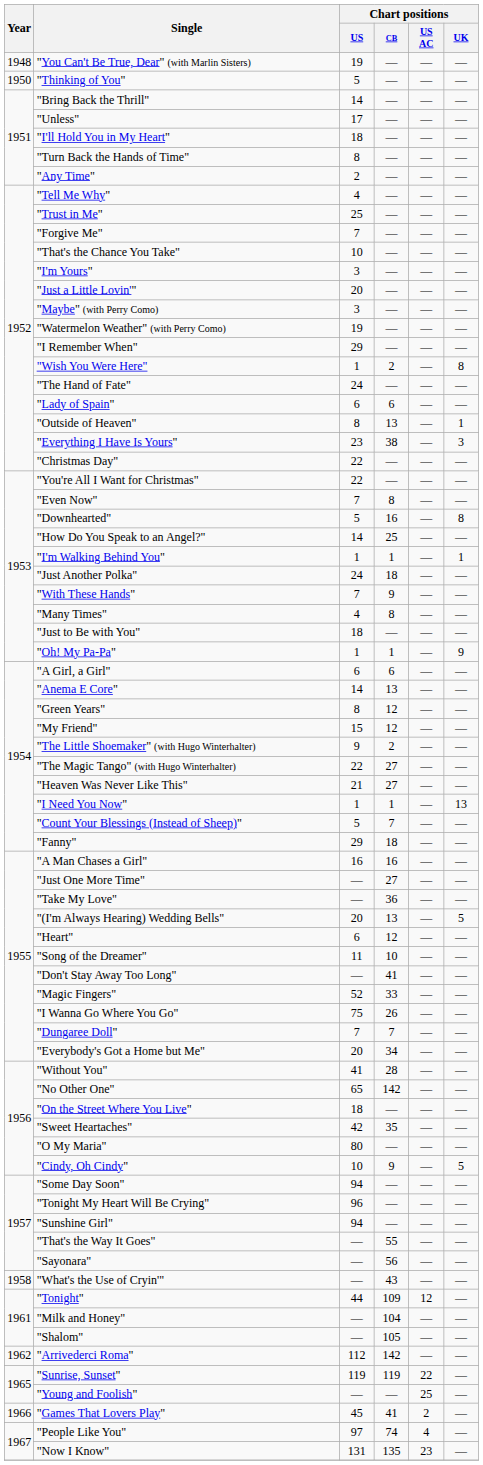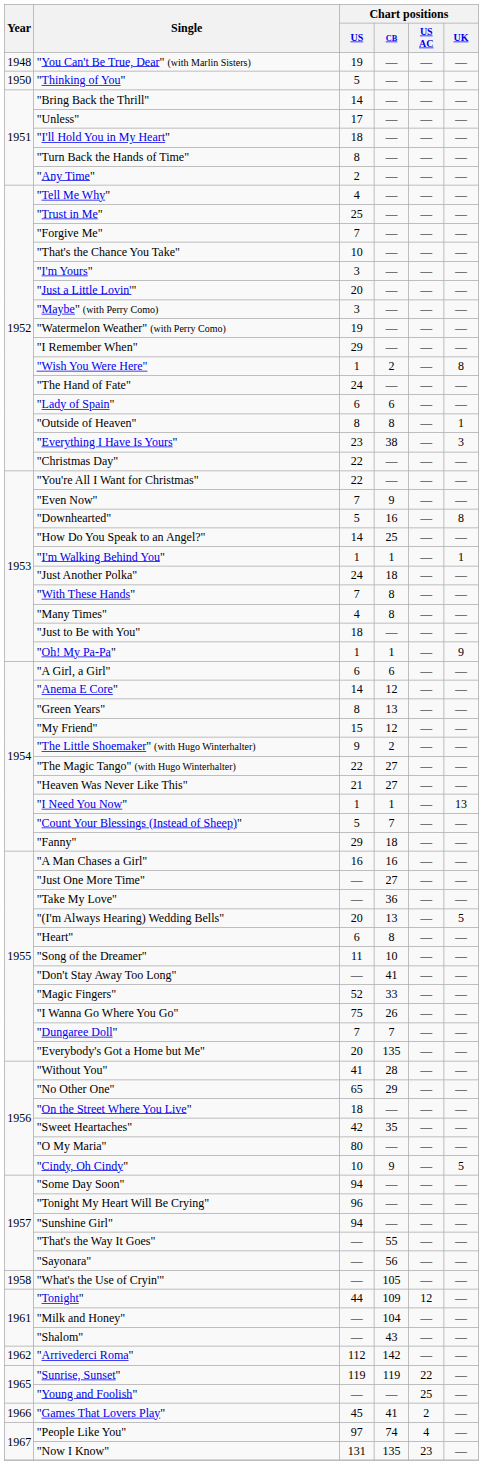(392, 423) 13 -> (392, 423) 8
(392, 499) 8 -> (392, 499) 9
(392, 594) 9 -> (392, 594) 8
(392, 689) 13 -> (392, 689) 12
(392, 708) 12 -> (392, 708) 13
(392, 937) 12 -> (392, 937) 8
(392, 1051) 34 -> (392, 1051) 135
(392, 1089) 142 -> (392, 1089) 29
(392, 1279) 43 -> (392, 1279) 105
(392, 1336) 105 -> (392, 1336) 43
